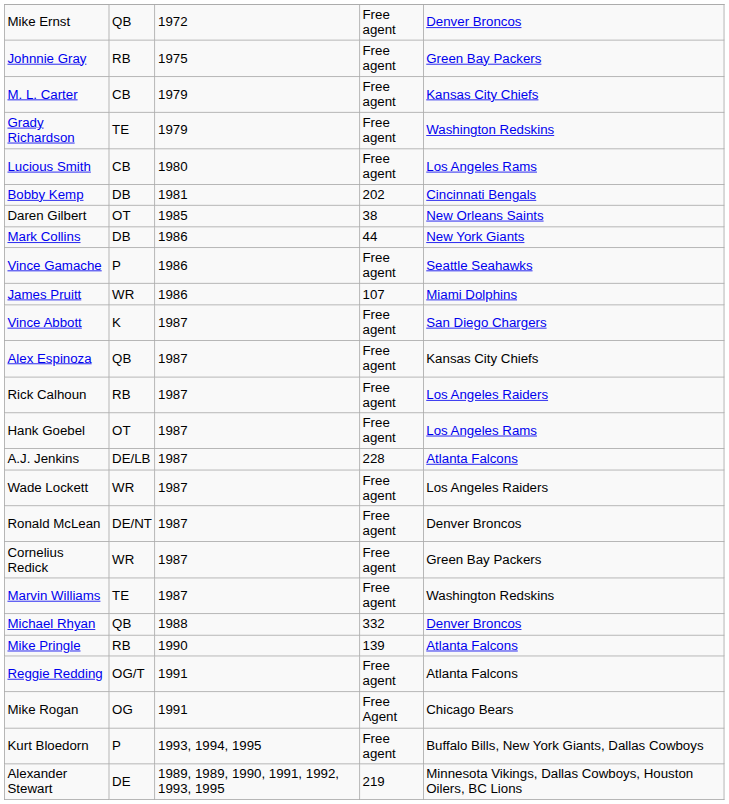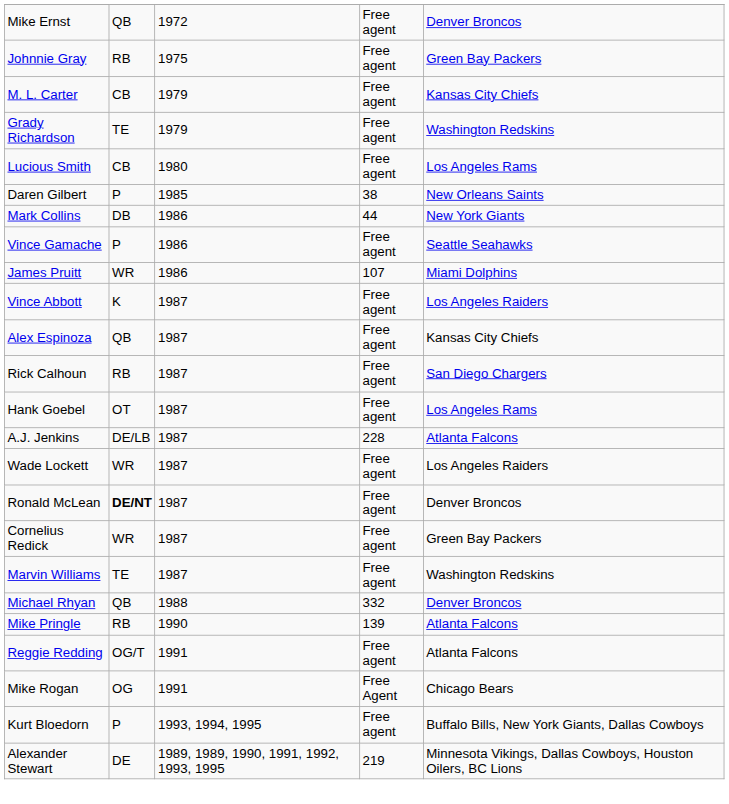- row: (45, 195)
(121, 216) OT -> (117, 195) P
(486, 322) San Diego Chargers -> (487, 301) Los Angeles Raiders
(487, 394) Los Angeles Raiders -> (486, 373) San Diego Chargers
(132, 523) normal -> (132, 502) bold
